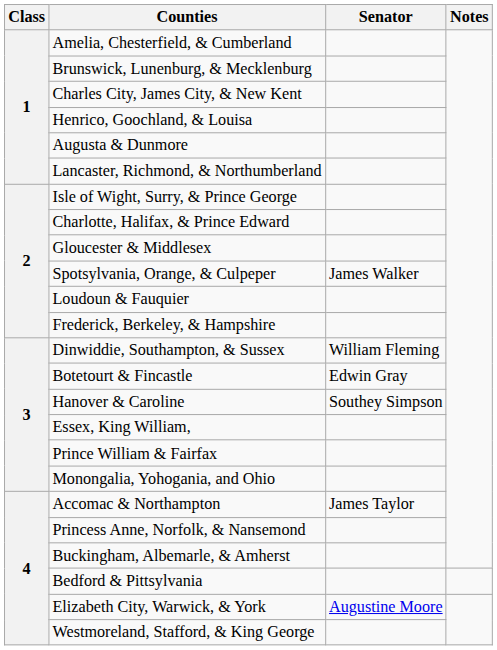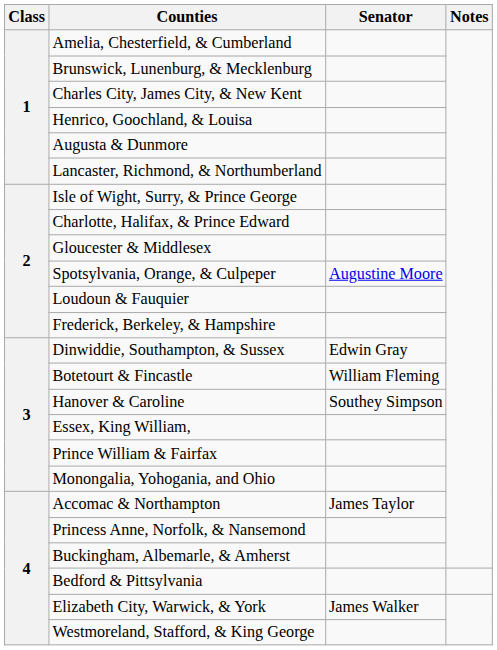(374, 273) James Walker -> (386, 273) Augustine Moore
(384, 350) William Fleming -> (368, 350) Edwin Gray
(368, 376) Edwin Gray -> (384, 376) William Fleming
(386, 606) Augustine Moore -> (374, 606) James Walker
